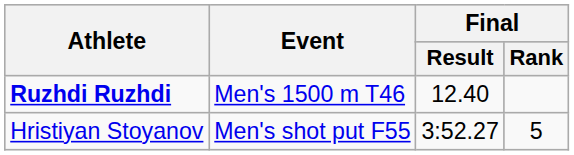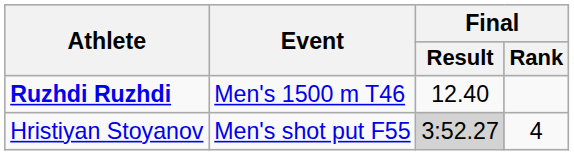(460, 131) no background -> (460, 131) lightgrey background
(536, 131) 5 -> (536, 131) 4
